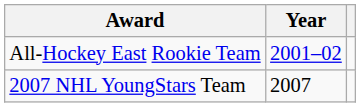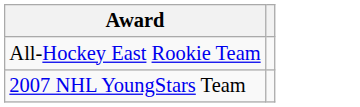- column: (306, 20)
